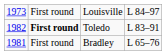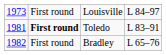(16, 27) 1982 -> (16, 27) 1981
(16, 43) 1981 -> (16, 43) 1982
